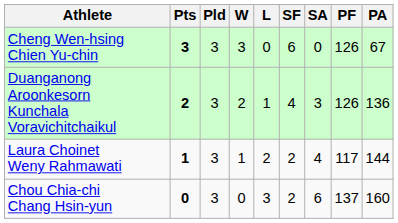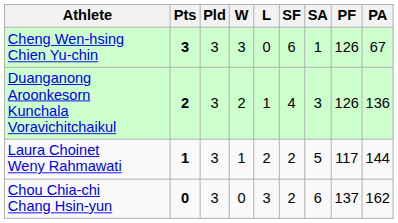(318, 47) 0 -> (318, 47) 1
(318, 159) 4 -> (318, 159) 5
(378, 198) 160 -> (378, 198) 162
